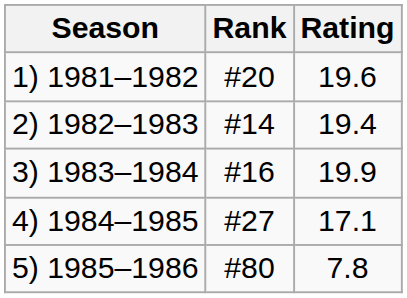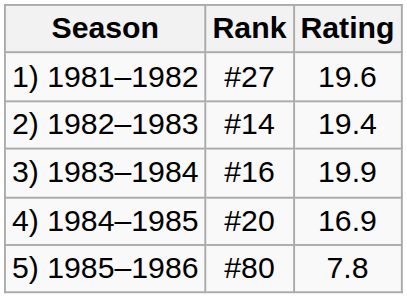(249, 76) #20 -> (249, 76) #27
(249, 220) #27 -> (249, 220) #20
(347, 220) 17.1 -> (347, 220) 16.9
